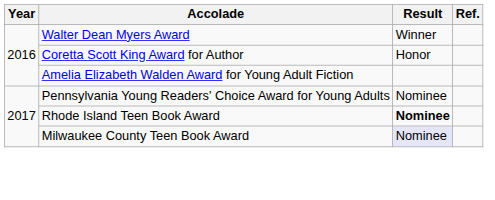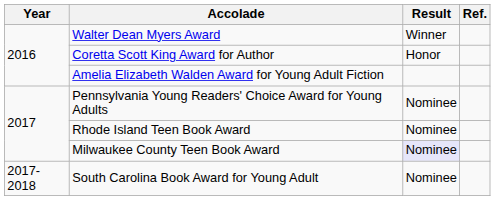(423, 116) bold -> (431, 130) normal
+ row: (195, 178)
